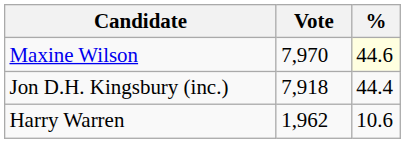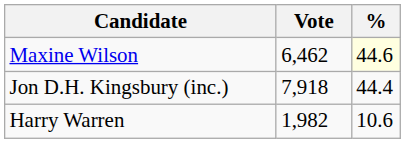(305, 54) 7,970 -> (305, 54) 6,462
(305, 120) 1,962 -> (305, 120) 1,982
